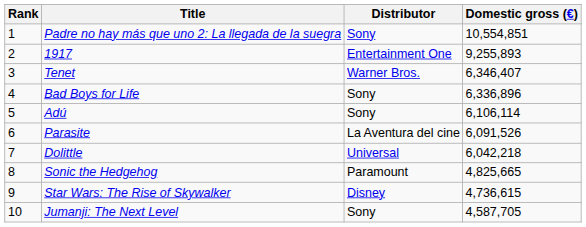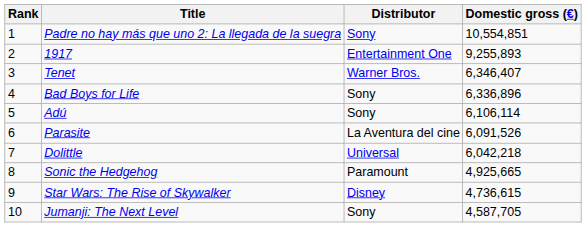(493, 172) 4,825,665 -> (493, 172) 4,925,665
